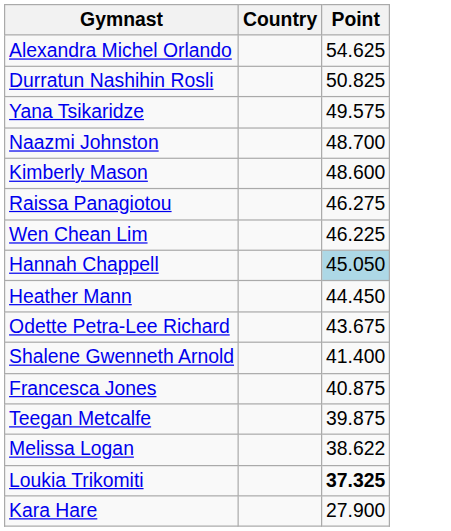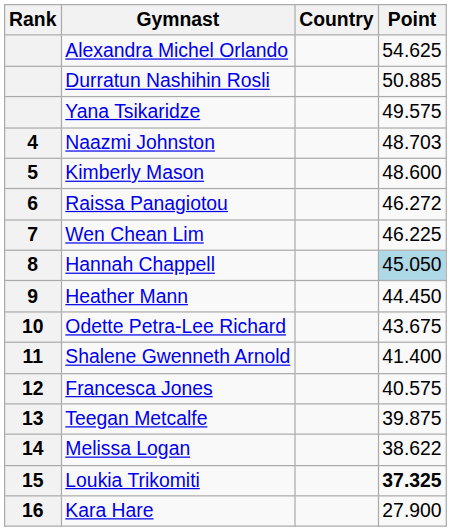+ column: (33, 19)
(356, 81) 50.825 -> (412, 81) 50.885
(356, 142) 48.700 -> (412, 142) 48.703
(356, 204) 46.275 -> (412, 204) 46.272
(356, 388) 40.875 -> (412, 388) 40.575
